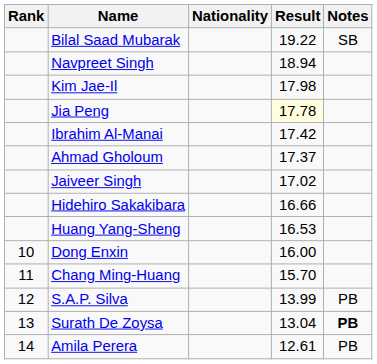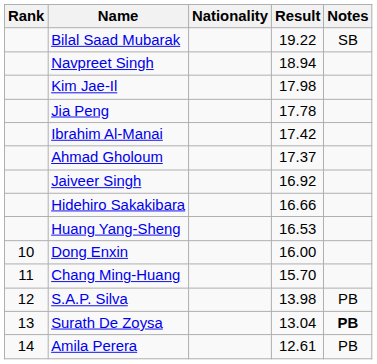(298, 110) lightyellow background -> (298, 110) no background
(298, 181) 17.02 -> (298, 181) 16.92
(298, 299) 13.99 -> (298, 299) 13.98
